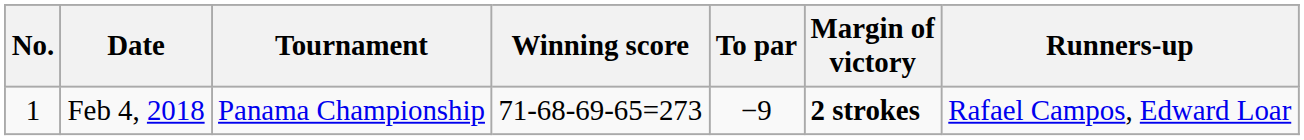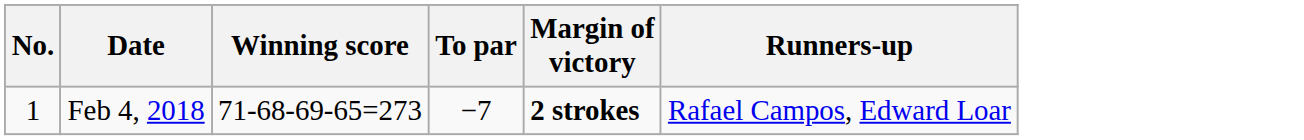- column: (352, 45)
(756, 110) −9 -> (476, 110) −7
